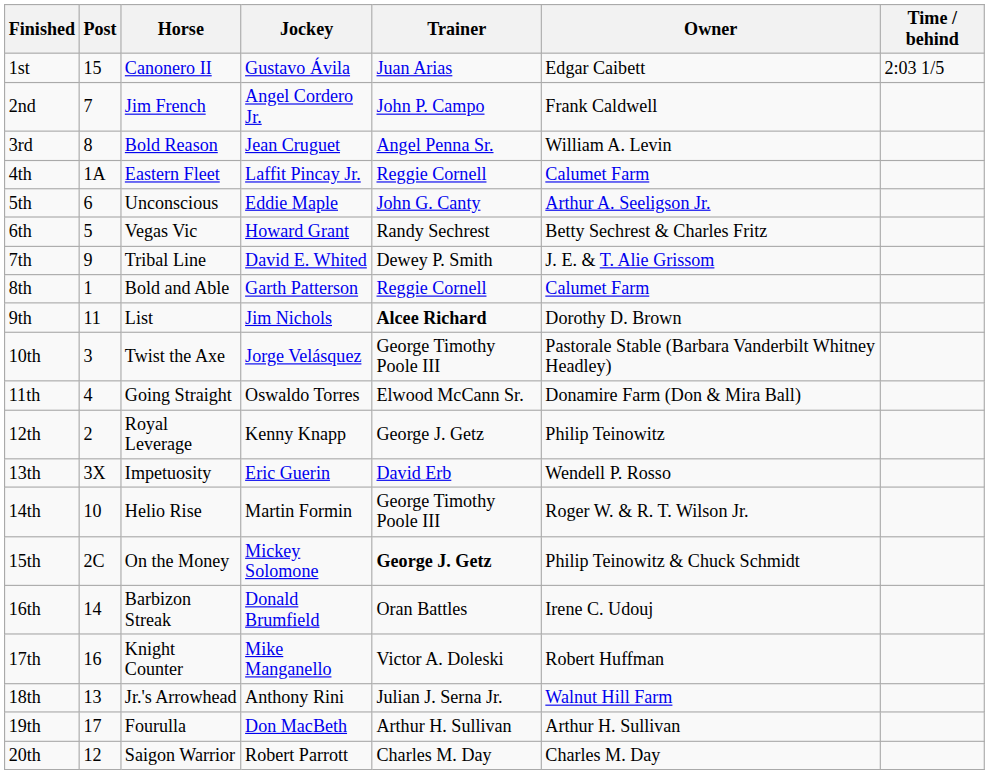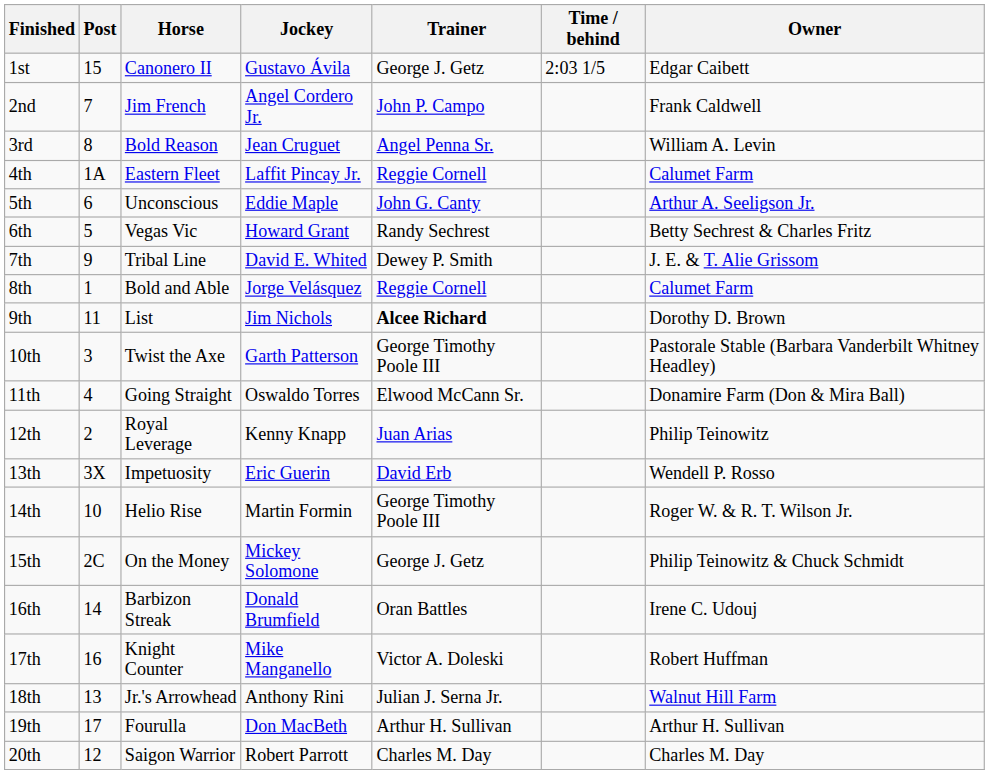columns swapped: (711, 29) <-> (932, 29)
(414, 67) Juan Arias -> (430, 67) George J. Getz
(302, 288) Garth Patterson -> (303, 288) Jorge Velásquez
(303, 356) Jorge Velásquez -> (302, 356) Garth Patterson
(430, 434) George J. Getz -> (414, 434) Juan Arias
(434, 560) bold -> (430, 560) normal
